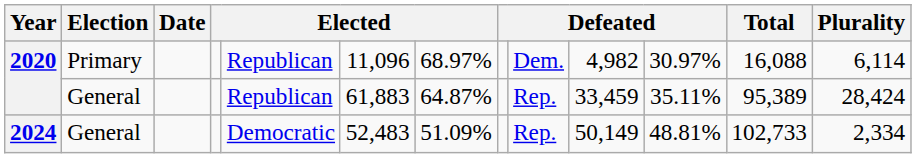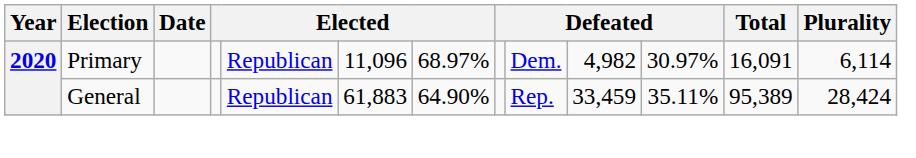(775, 59) 16,088 -> (761, 59) 16,091
(456, 96) 64.87% -> (453, 96) 64.90%
- row: (33, 133)
